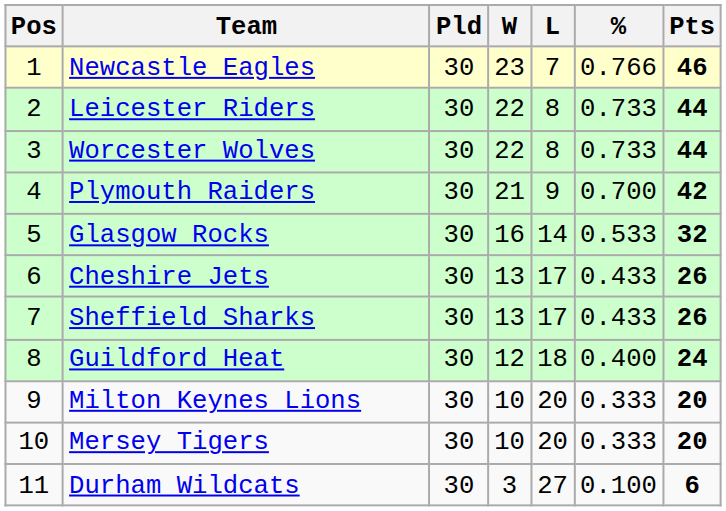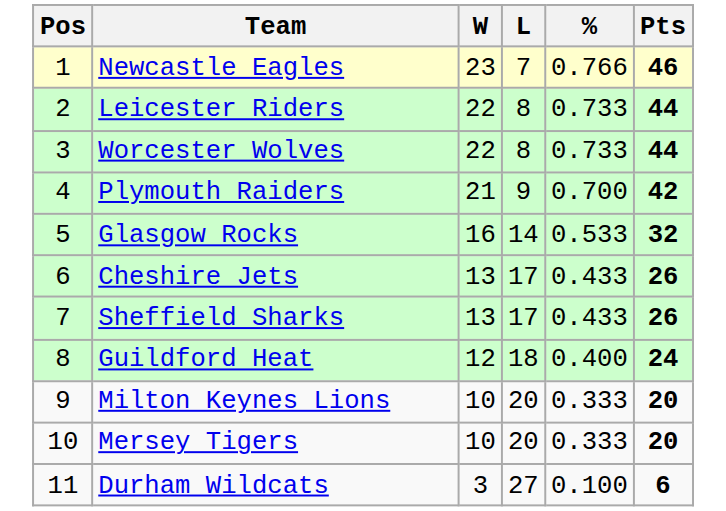- column: (459, 26)
